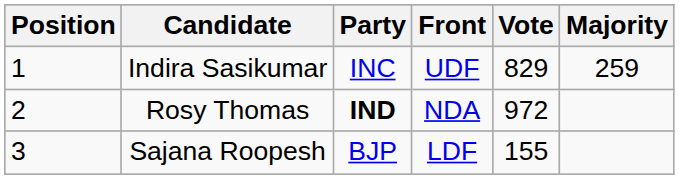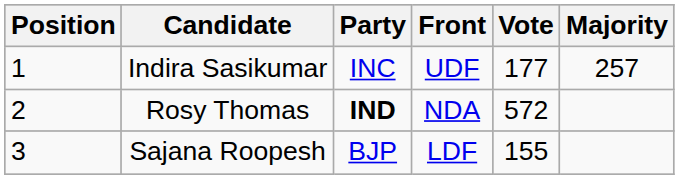(526, 67) 829 -> (526, 67) 177
(617, 67) 259 -> (617, 67) 257
(526, 109) 972 -> (526, 109) 572
